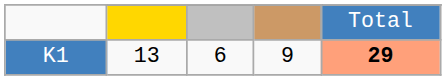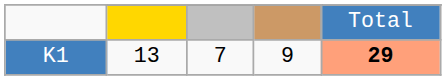(220, 58) 6 -> (220, 58) 7
